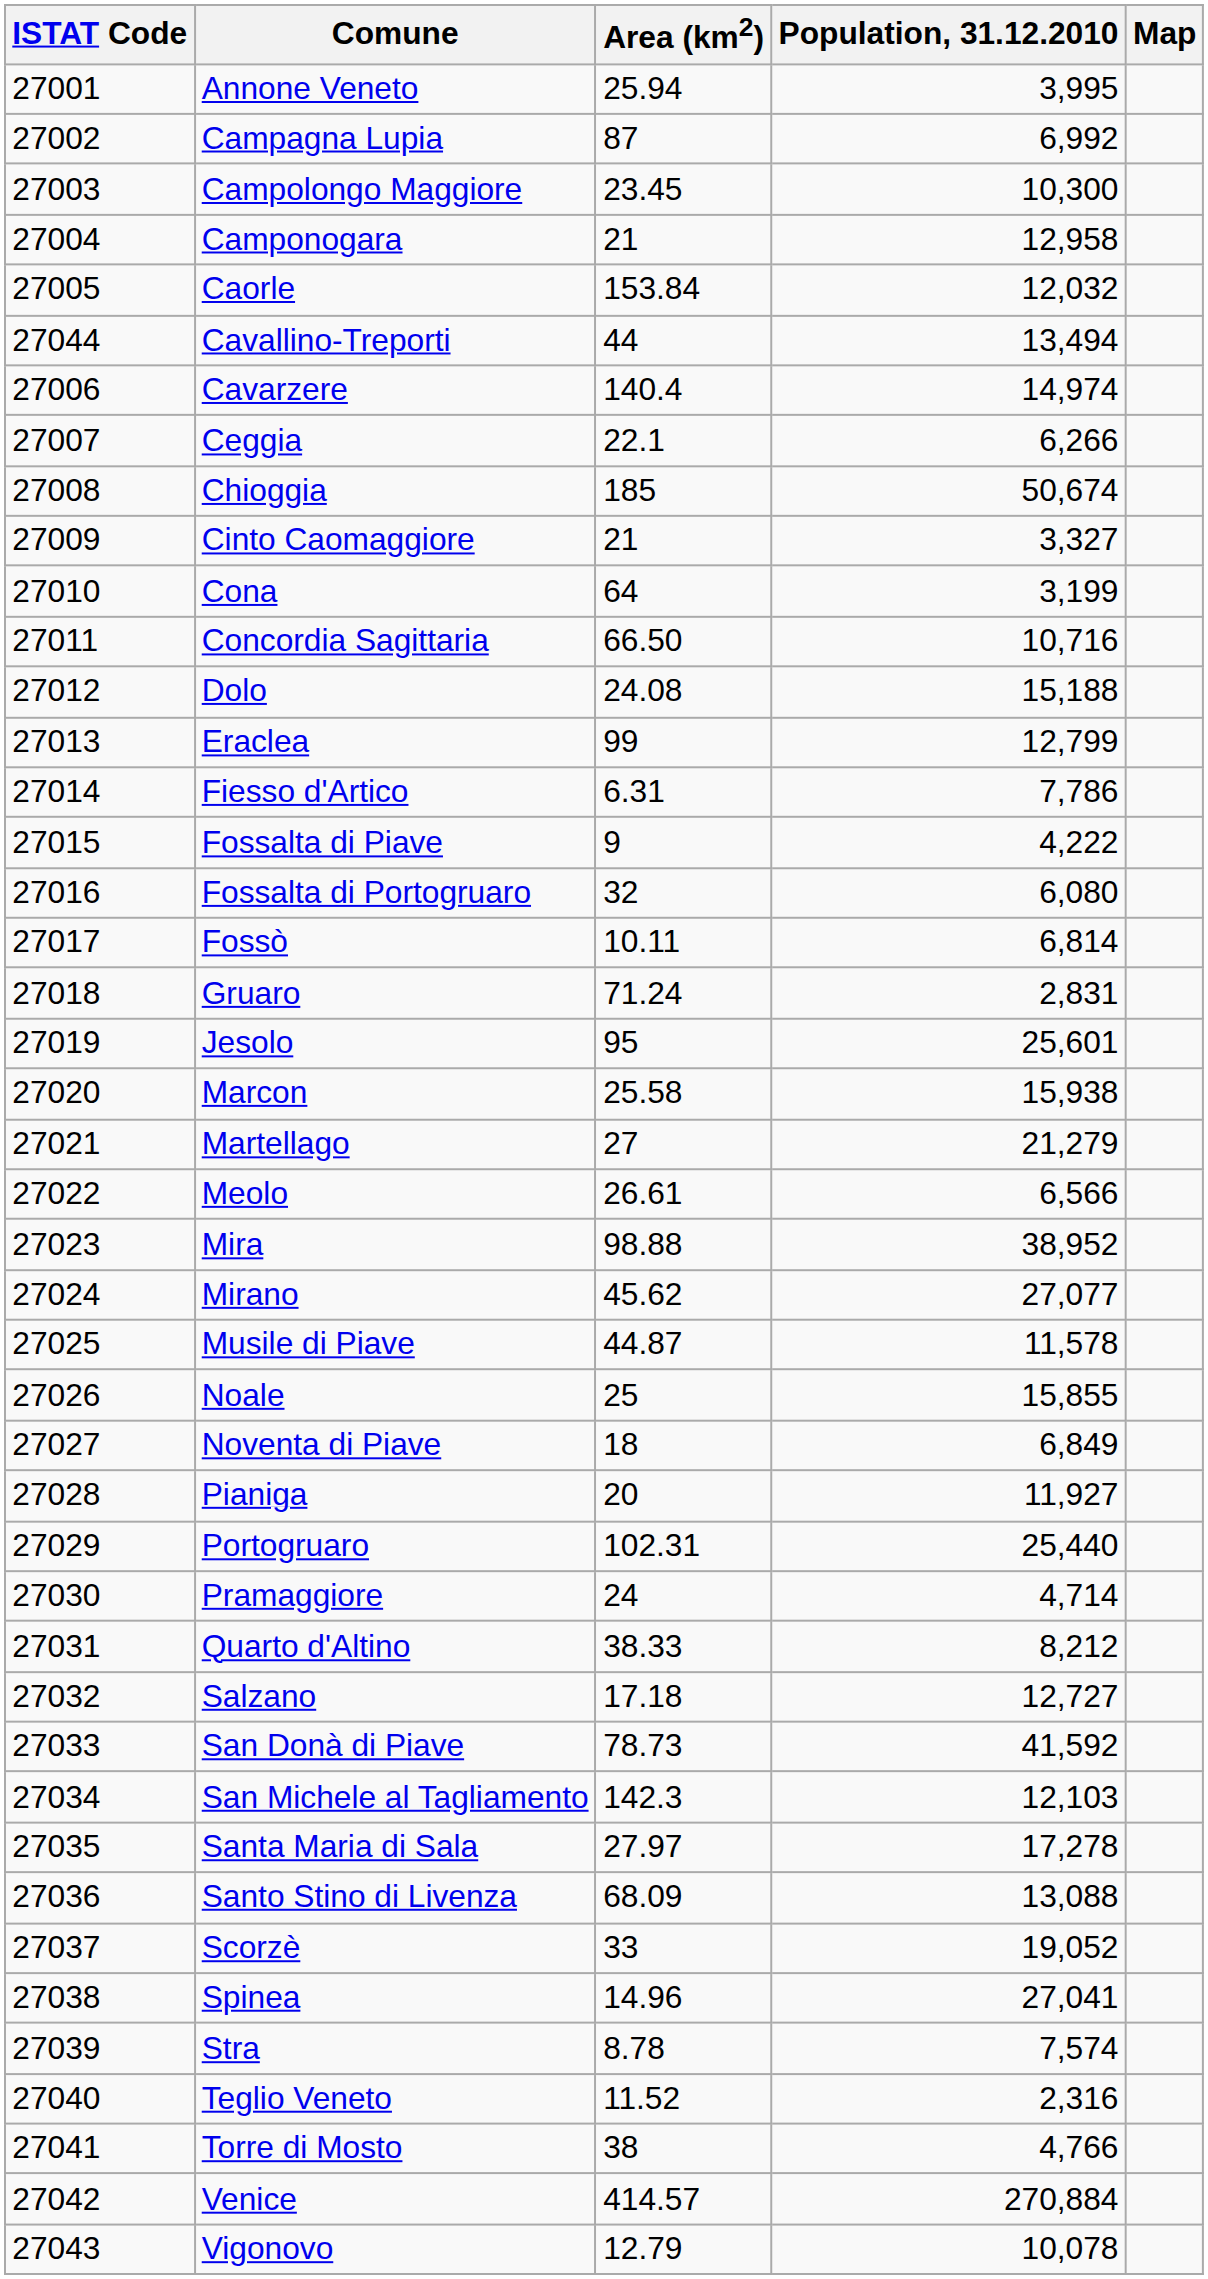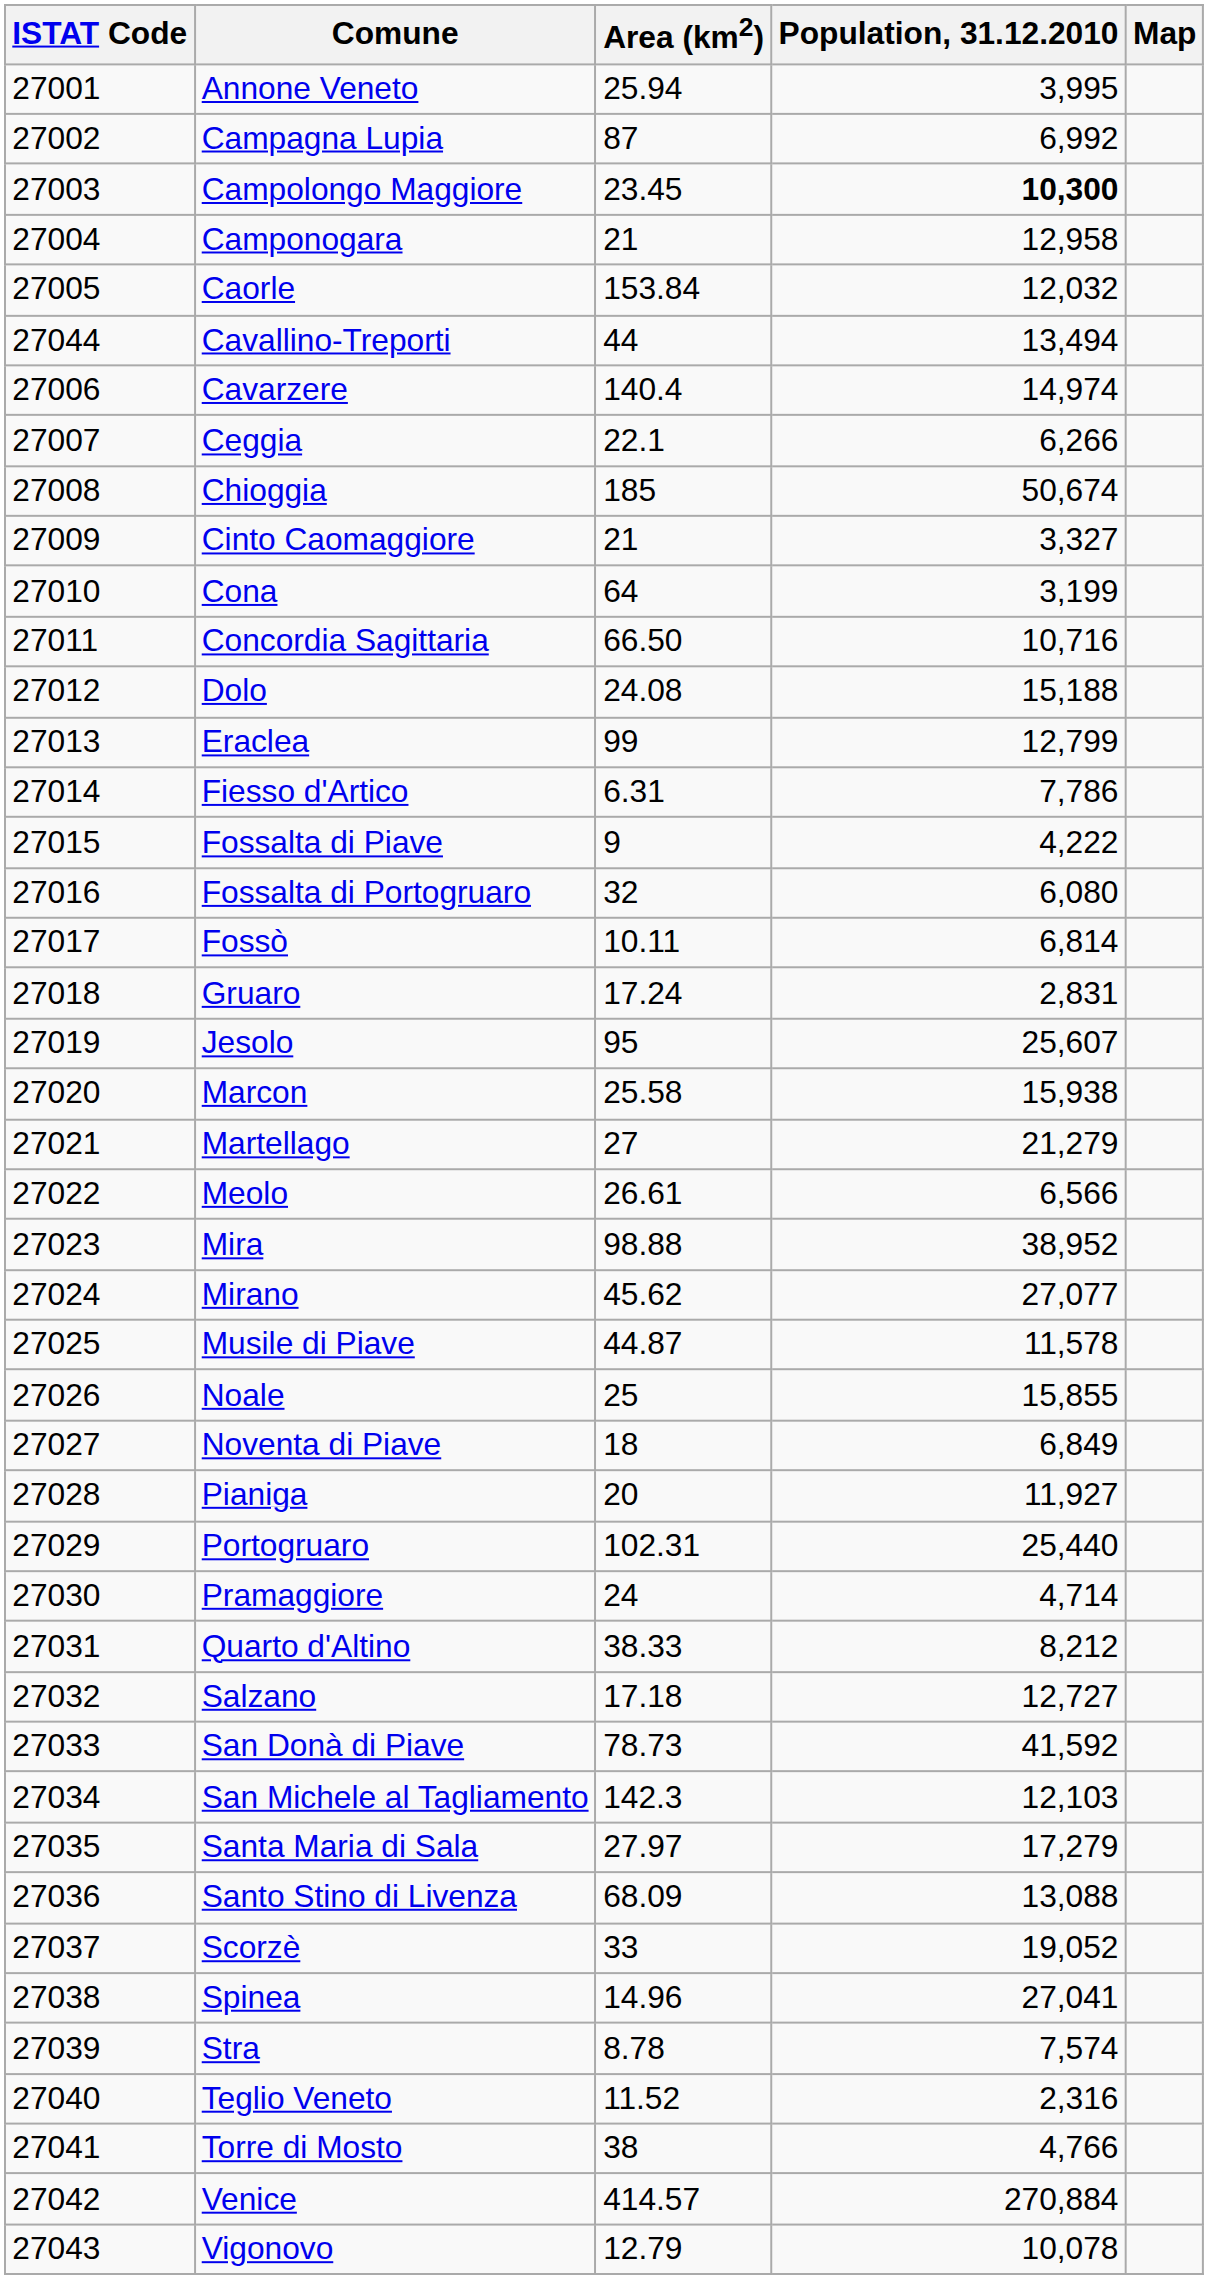(1070, 188) normal -> (1070, 188) bold
(643, 992) 71.24 -> (643, 992) 17.24
(1070, 1043) 25,601 -> (1070, 1043) 25,607
(1070, 1846) 17,278 -> (1070, 1846) 17,279
